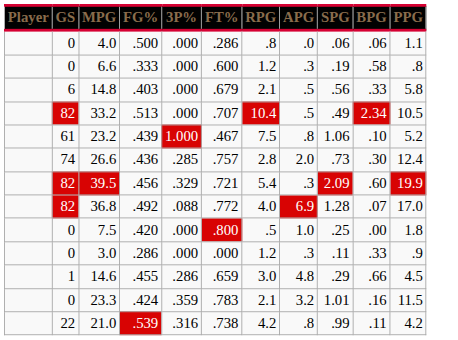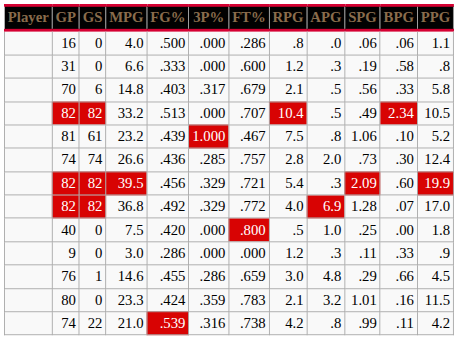+ column: (66, 18)
(185, 89) .000 -> (212, 89) .317
(185, 206) .088 -> (212, 206) .329
